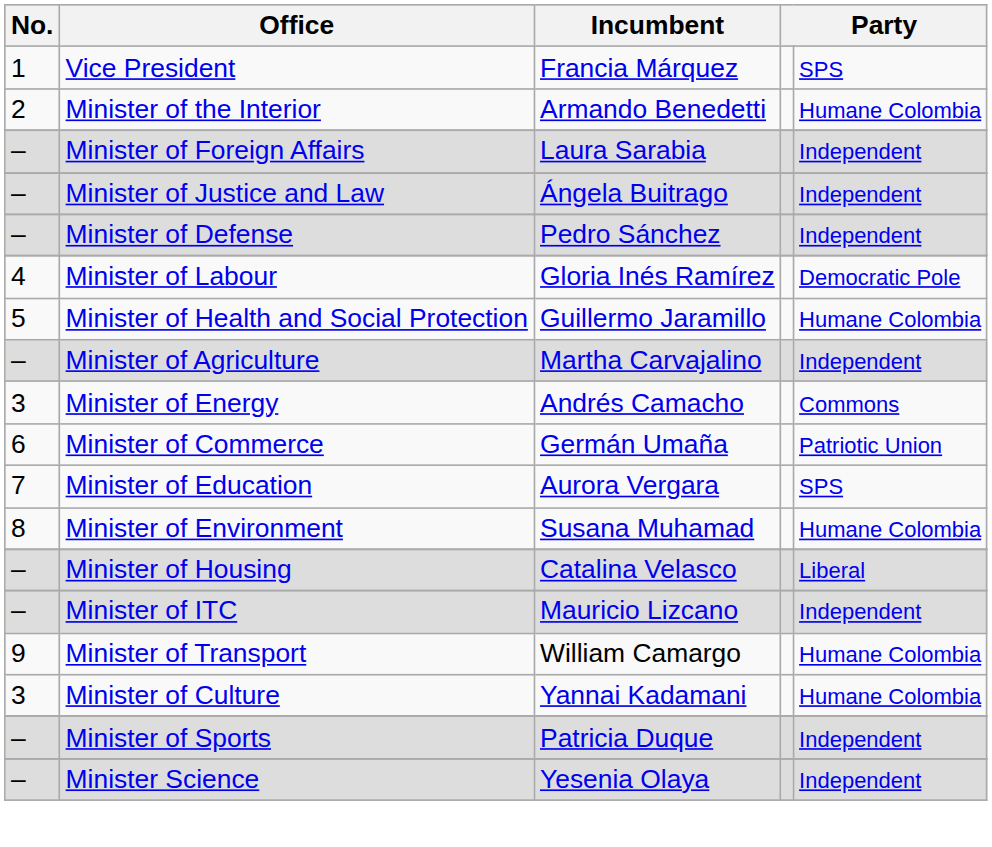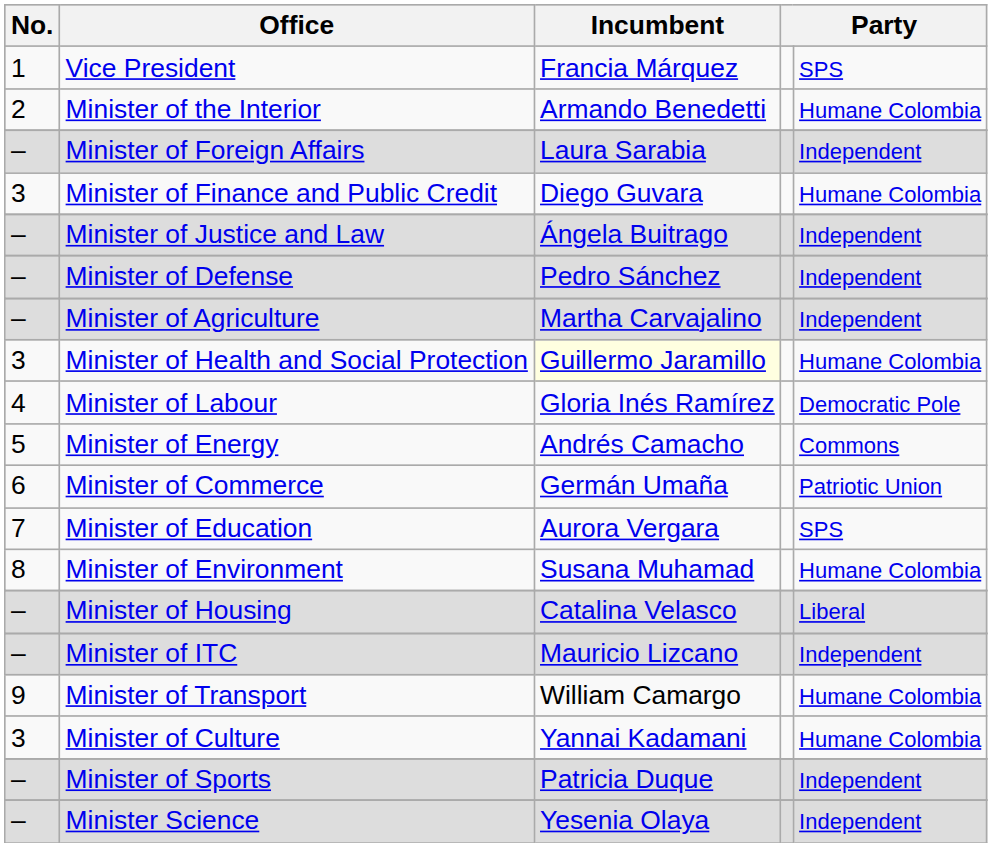+ row: (281, 192)
rows swapped: (193, 360) <-> (171, 276)
(18, 318) 5 -> (18, 360) 3
(653, 318) no background -> (653, 360) lightyellow background
(18, 402) 3 -> (18, 444) 5
